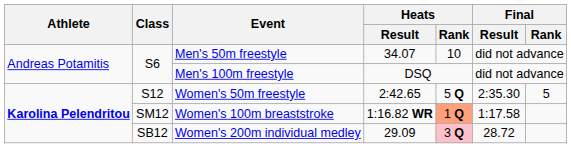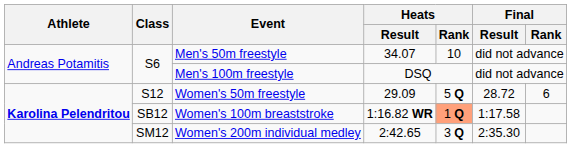(400, 94) 2:42.65 -> (400, 94) 29.09
(499, 94) 2:35.30 -> (499, 94) 28.72
(546, 94) 5 -> (546, 94) 6
(152, 114) SM12 -> (152, 114) SB12
(152, 133) SB12 -> (152, 133) SM12
(400, 133) 29.09 -> (400, 133) 2:42.65
(454, 133) pink background -> (454, 133) no background
(499, 133) 28.72 -> (499, 133) 2:35.30
